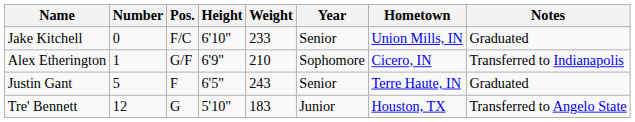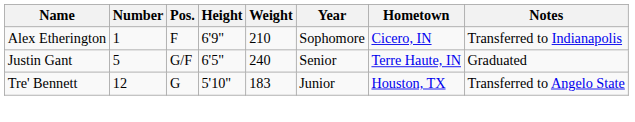- row: (45, 38)
(181, 60) G/F -> (174, 38) F
(174, 83) F -> (181, 60) G/F
(260, 83) 243 -> (260, 60) 240
